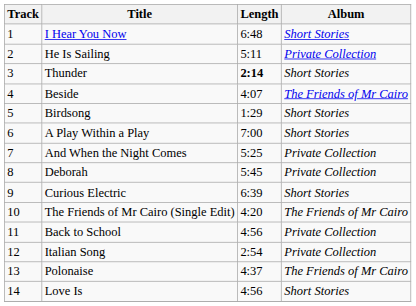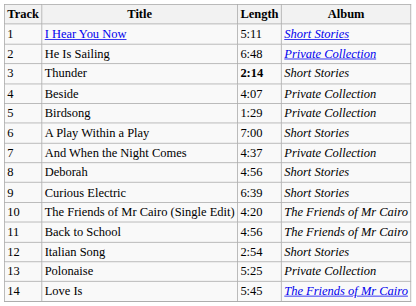(251, 34) 6:48 -> (251, 34) 5:11
(251, 53) 5:11 -> (251, 53) 6:48
(346, 93) The Friends of Mr Cairo -> (330, 93) Private Collection
(317, 113) Short Stories -> (330, 113) Private Collection
(251, 152) 5:25 -> (251, 152) 4:37
(251, 172) 5:45 -> (251, 172) 4:56
(330, 172) Private Collection -> (317, 172) Short Stories
(330, 232) Private Collection -> (346, 232) The Friends of Mr Cairo
(330, 251) Private Collection -> (317, 251) Short Stories
(251, 271) 4:37 -> (251, 271) 5:25
(346, 271) The Friends of Mr Cairo -> (330, 271) Private Collection
(251, 291) 4:56 -> (251, 291) 5:45
(317, 291) Short Stories -> (346, 291) The Friends of Mr Cairo
